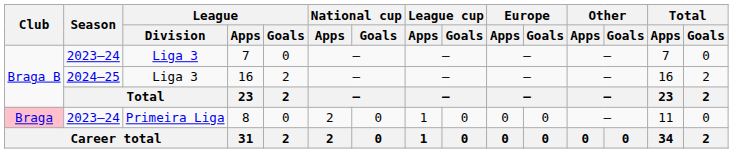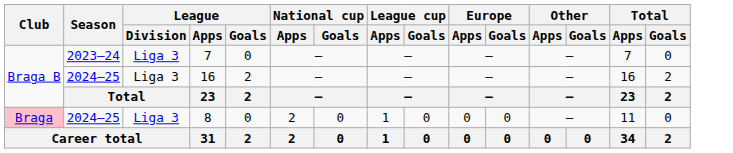(93, 118) 2023–24 -> (93, 118) 2024–25
(175, 118) Primeira Liga -> (156, 118) Liga 3
